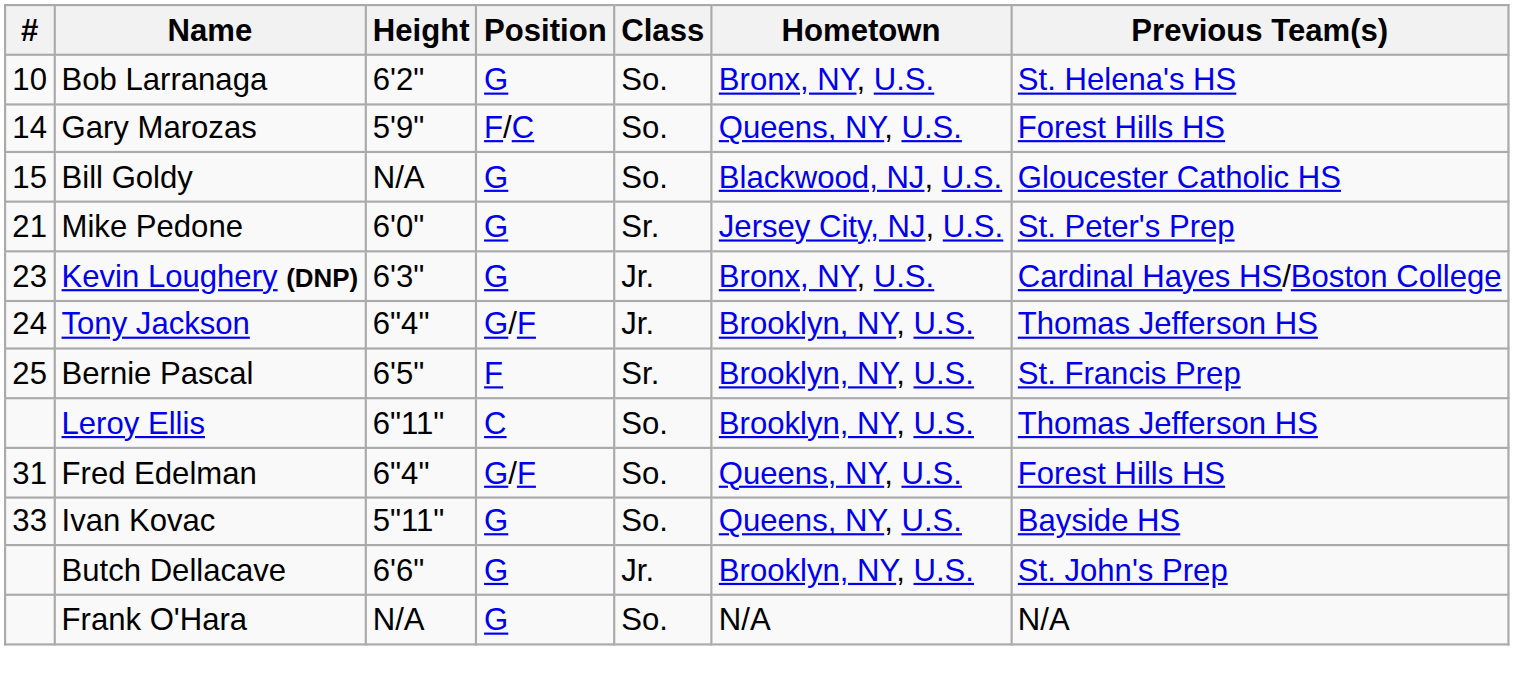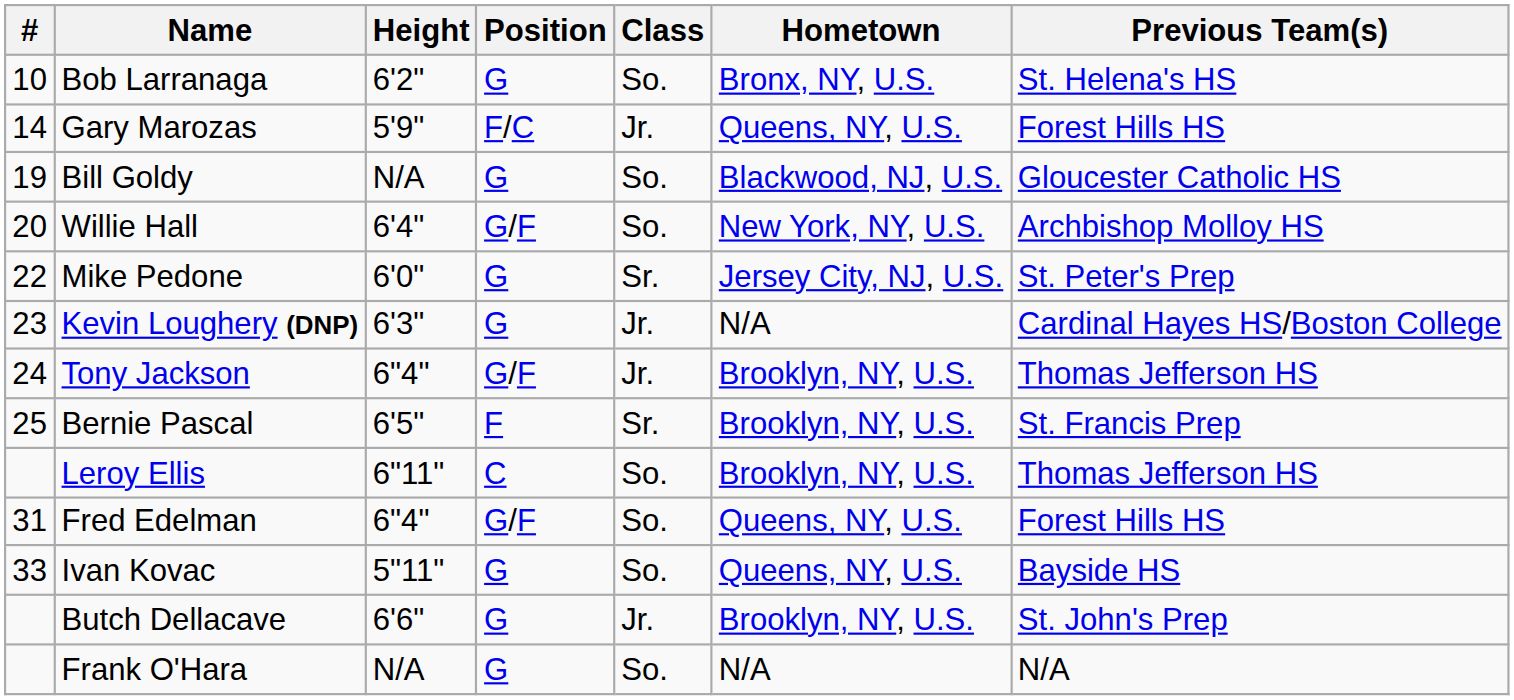(645, 128) So. -> (638, 128) Jr.
(30, 177) 15 -> (30, 177) 19
+ row: (130, 227)
(30, 227) 21 -> (30, 276) 22
(827, 276) Bronx, NY, U.S. -> (745, 325) N/A
